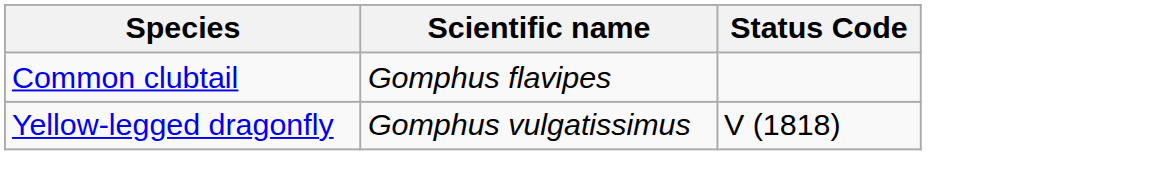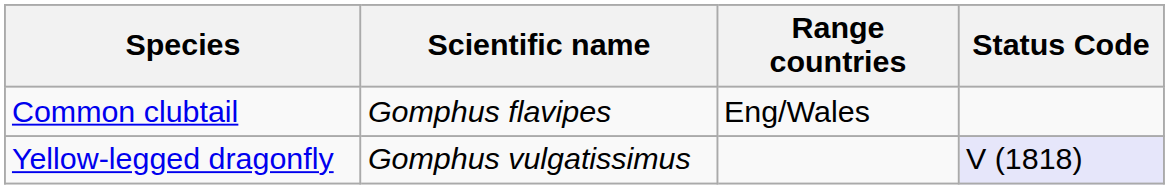+ column: (838, 45)
(782, 125) no background -> (1024, 159) lavender background
